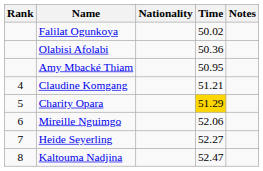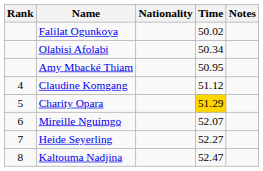(211, 49) 50.36 -> (211, 49) 50.34
(211, 85) 51.21 -> (211, 85) 51.12
(211, 121) 52.06 -> (211, 121) 52.07
